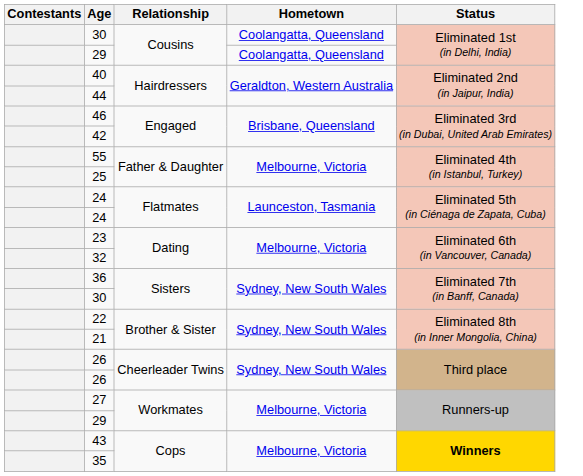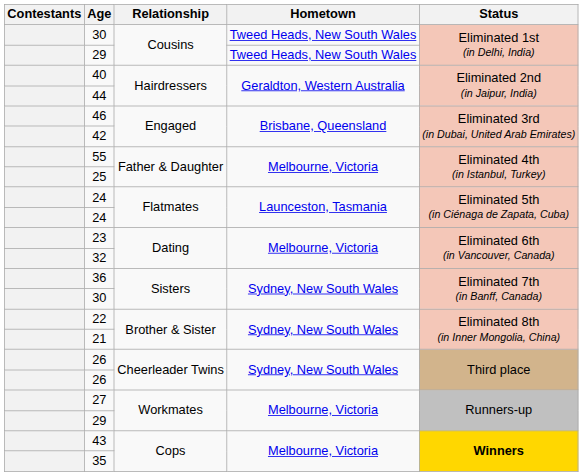(311, 34) Coolangatta, Queensland -> (323, 34) Tweed Heads, New South Wales
(311, 55) Coolangatta, Queensland -> (323, 55) Tweed Heads, New South Wales
